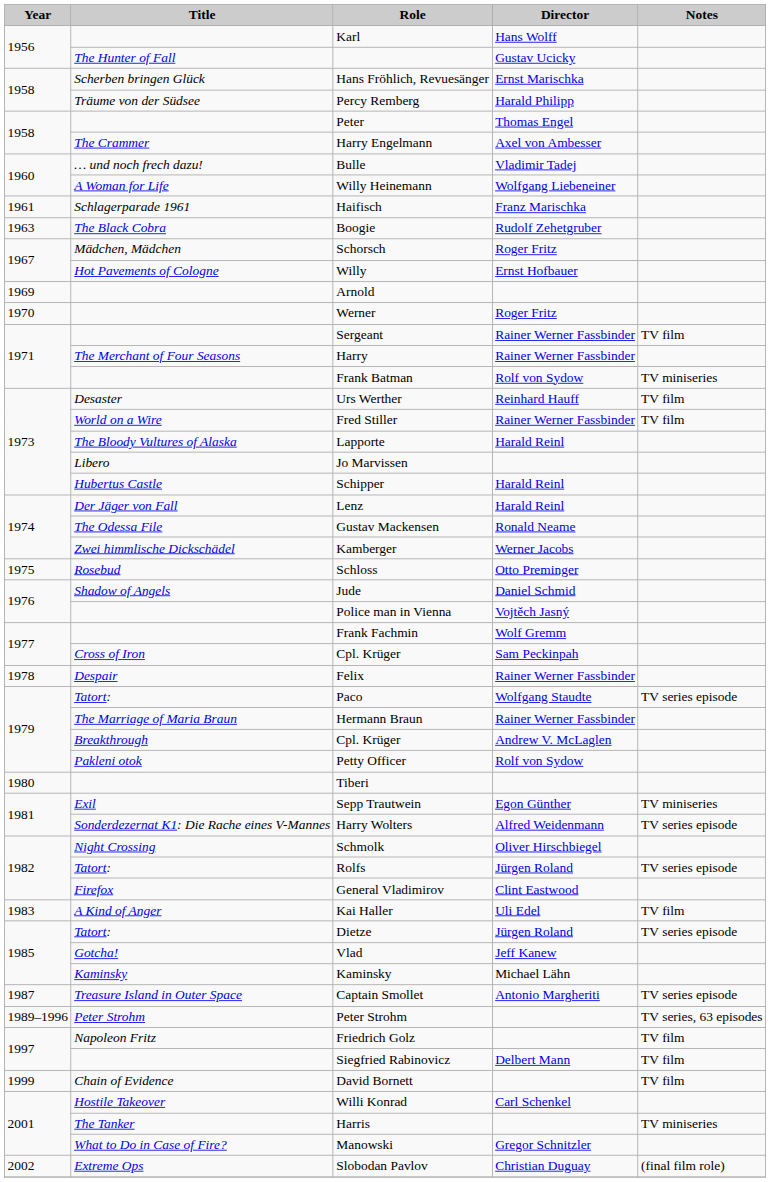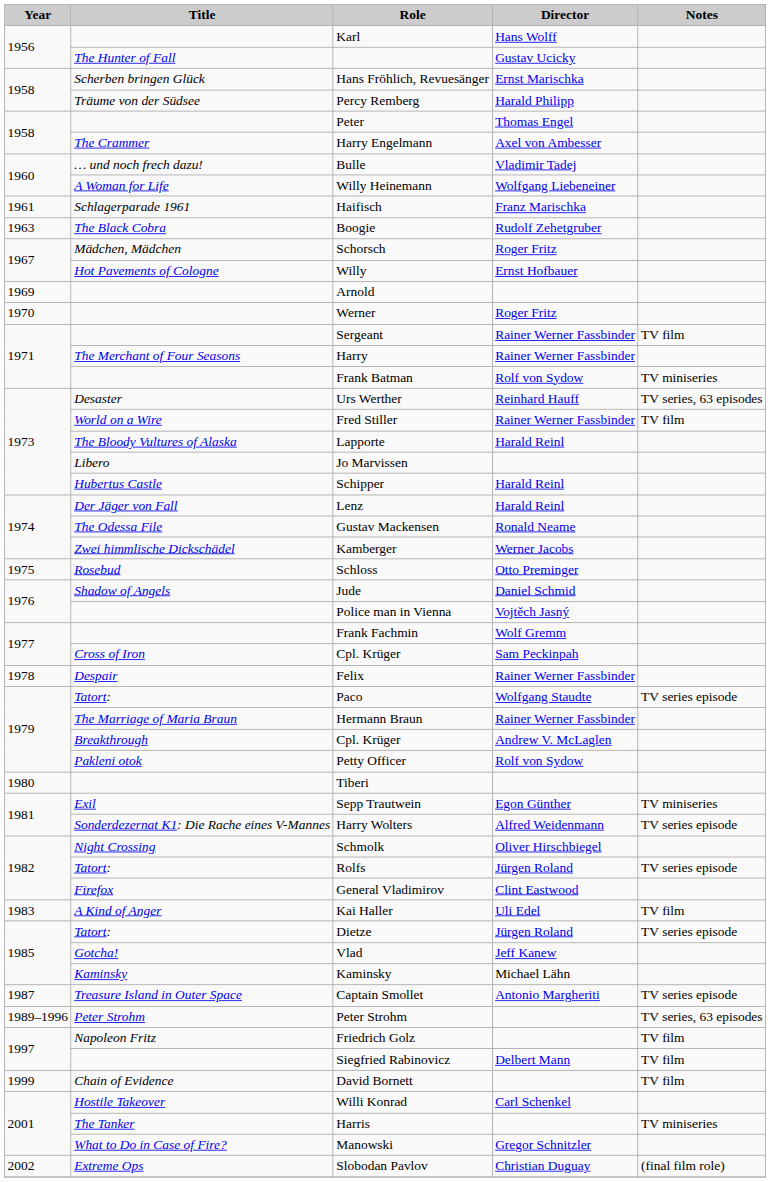(663, 398) TV film -> (702, 398) TV series, 63 episodes
